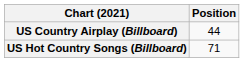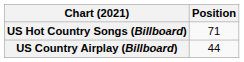rows swapped: (97, 31) <-> (97, 48)
